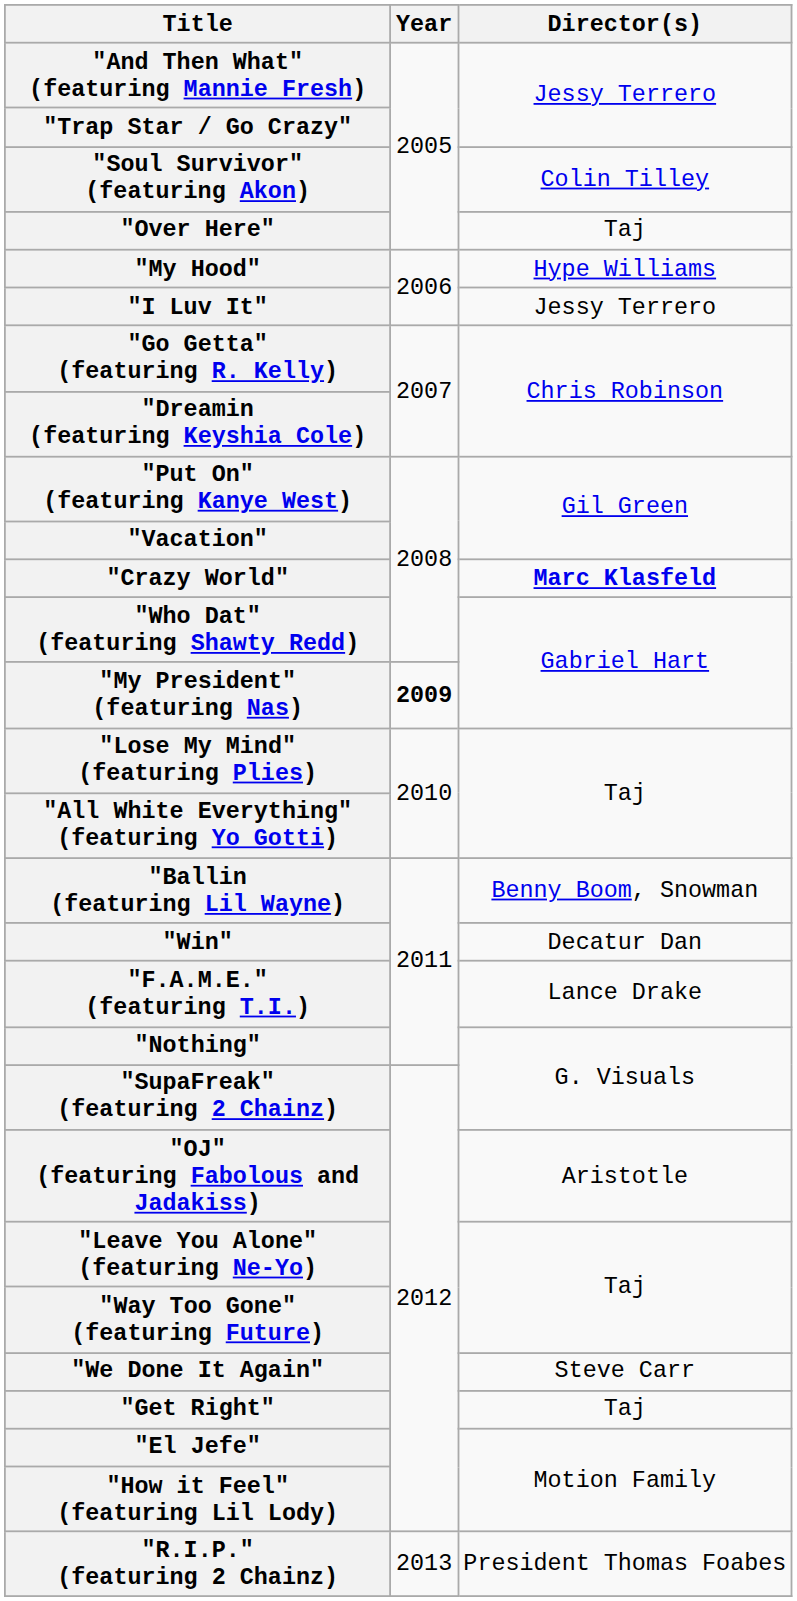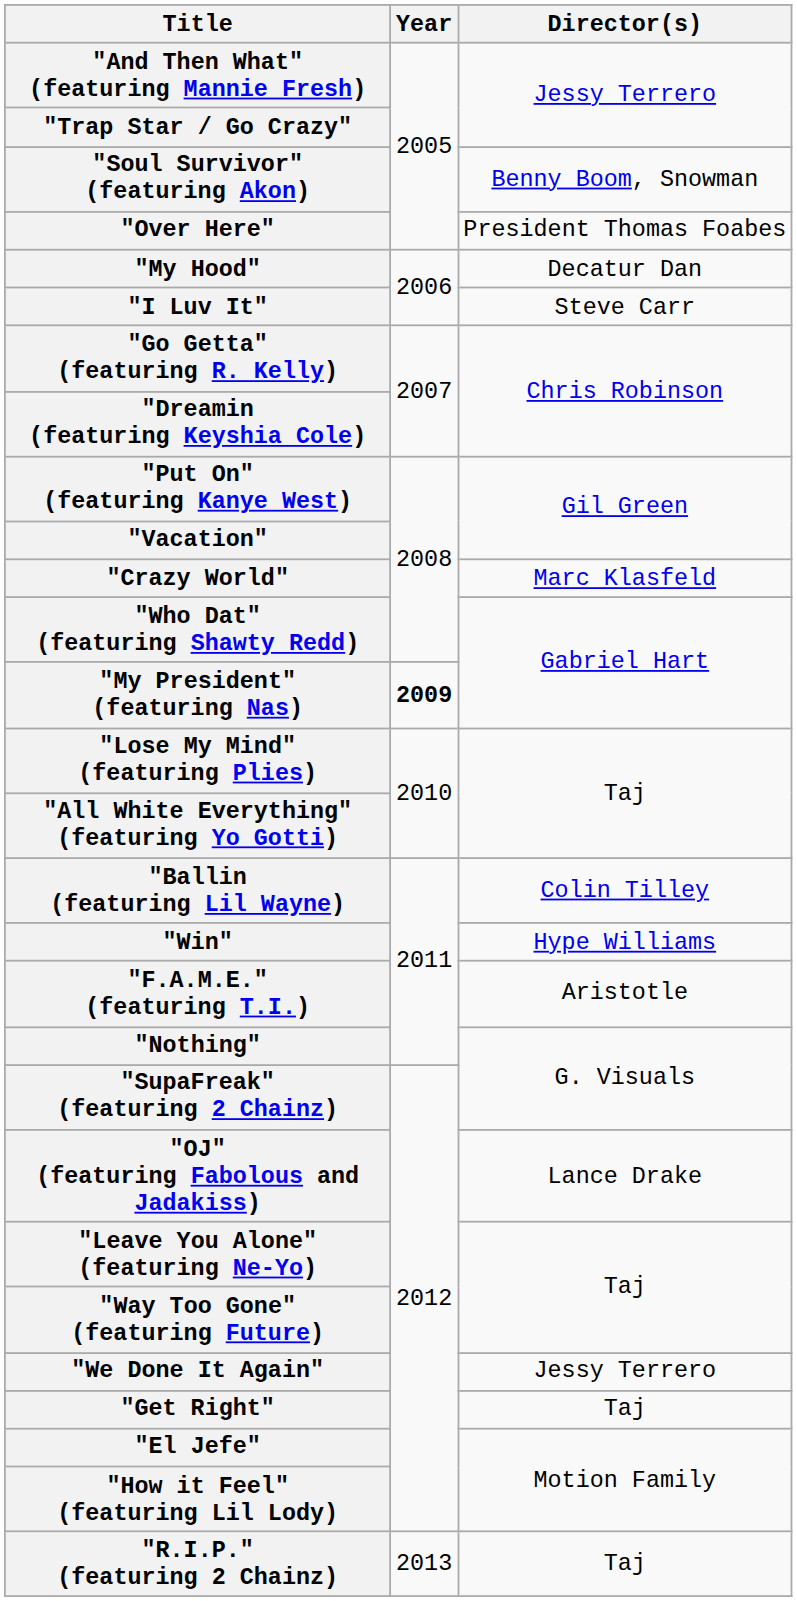(625, 179) Colin Tilley -> (625, 179) Benny Boom, Snowman
(625, 231) Taj -> (625, 231) President Thomas Foabes
(625, 269) Hype Williams -> (625, 269) Decatur Dan
(625, 307) Jessy Terrero -> (625, 307) Steve Carr
(625, 578) bold -> (625, 578) normal
(625, 891) Benny Boom, Snowman -> (625, 891) Colin Tilley
(625, 942) Decatur Dan -> (625, 942) Hype Williams
(625, 994) Lance Drake -> (625, 994) Aristotle
(625, 1176) Aristotle -> (625, 1176) Lance Drake
(625, 1371) Steve Carr -> (625, 1371) Jessy Terrero
(625, 1564) President Thomas Foabes -> (625, 1564) Taj
